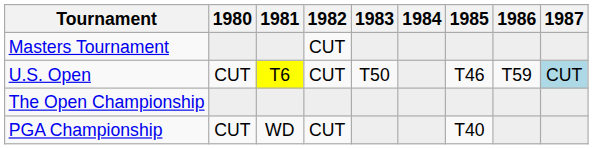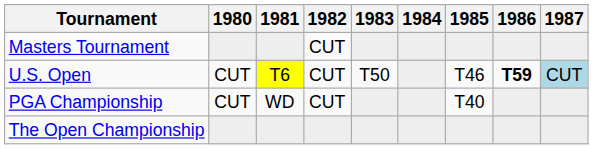(517, 75) normal -> (517, 75) bold
rows swapped: (107, 102) <-> (86, 130)
